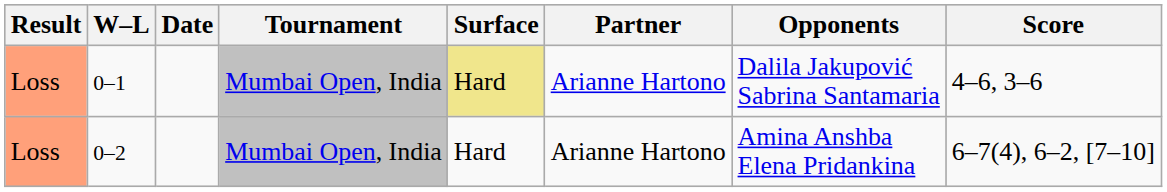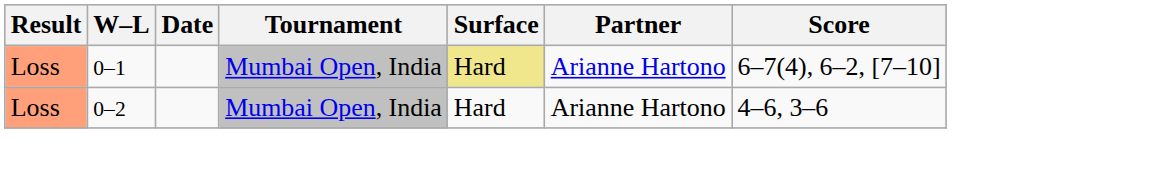- column: (839, 25)
(997, 80) 4–6, 3–6 -> (839, 66) 6–7(4), 6–2, [7–10]
(1053, 151) 6–7(4), 6–2, [7–10] -> (783, 107) 4–6, 3–6
